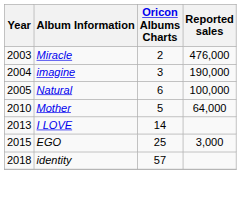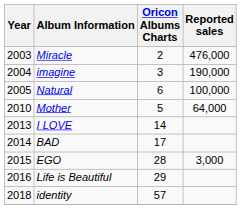+ row: (48, 143)
(160, 143) 25 -> (160, 160) 28
+ row: (74, 178)
